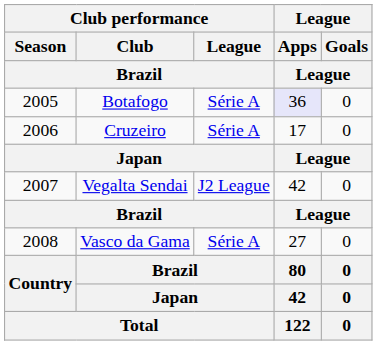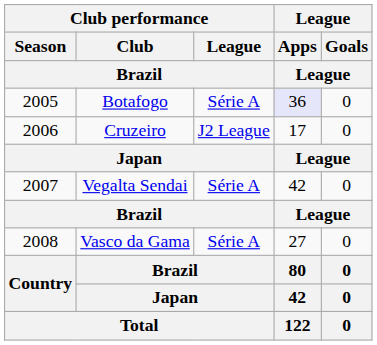(234, 130) Série A -> (234, 130) J2 League
(234, 185) J2 League -> (234, 185) Série A
